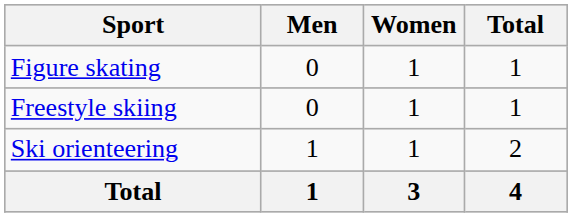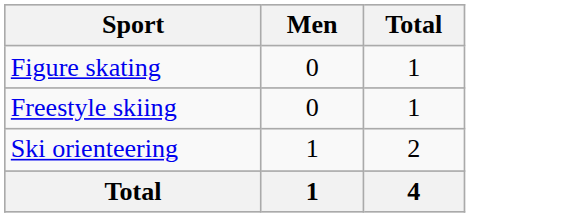- column: (414, 25)
